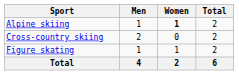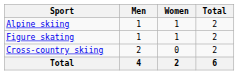(177, 24) bold -> (177, 24) normal
rows swapped: (55, 37) <-> (40, 50)
